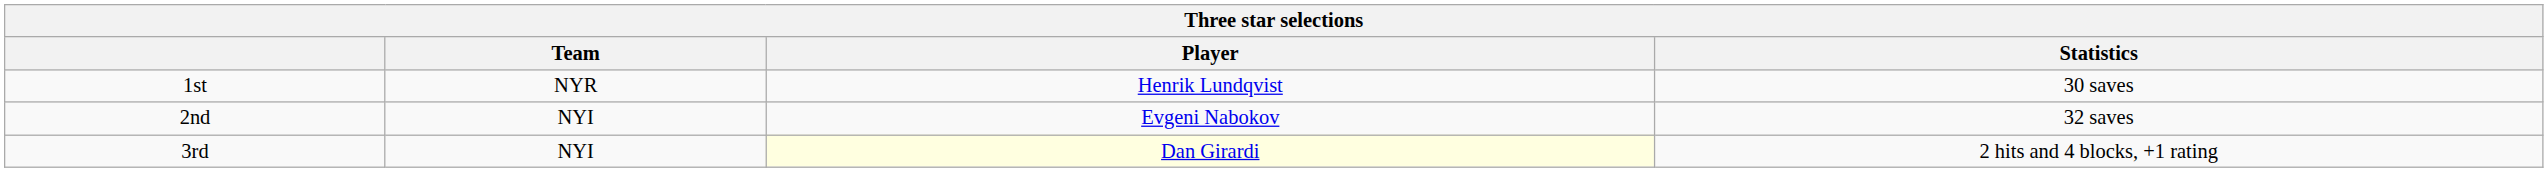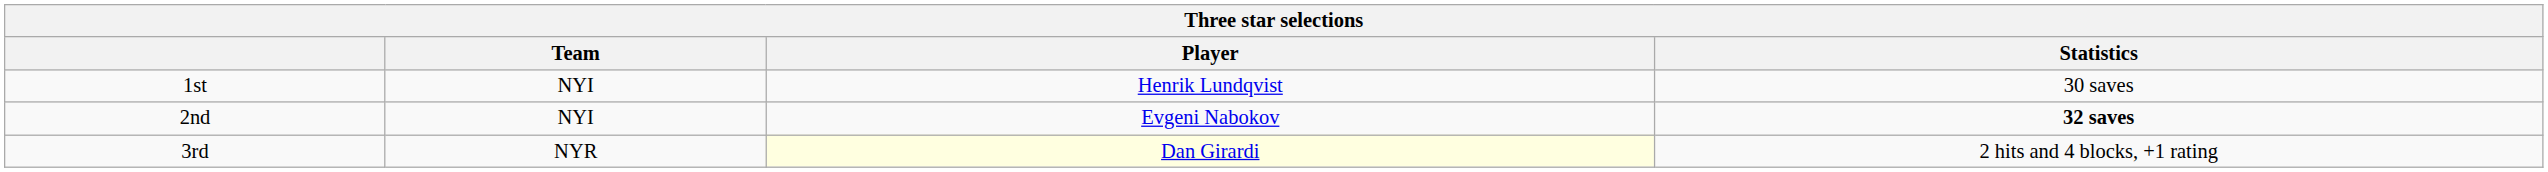(576, 85) NYR -> (576, 85) NYI
(2099, 118) normal -> (2099, 118) bold
(576, 150) NYI -> (576, 150) NYR
